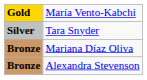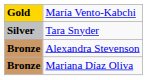rows swapped: (89, 48) <-> (93, 65)
